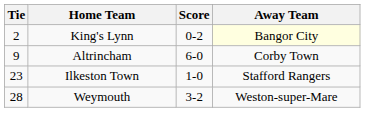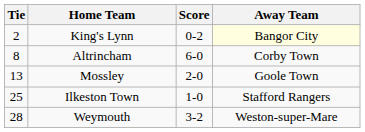(16, 55) 9 -> (16, 55) 8
+ row: (102, 76)
(16, 76) 23 -> (16, 96) 25
